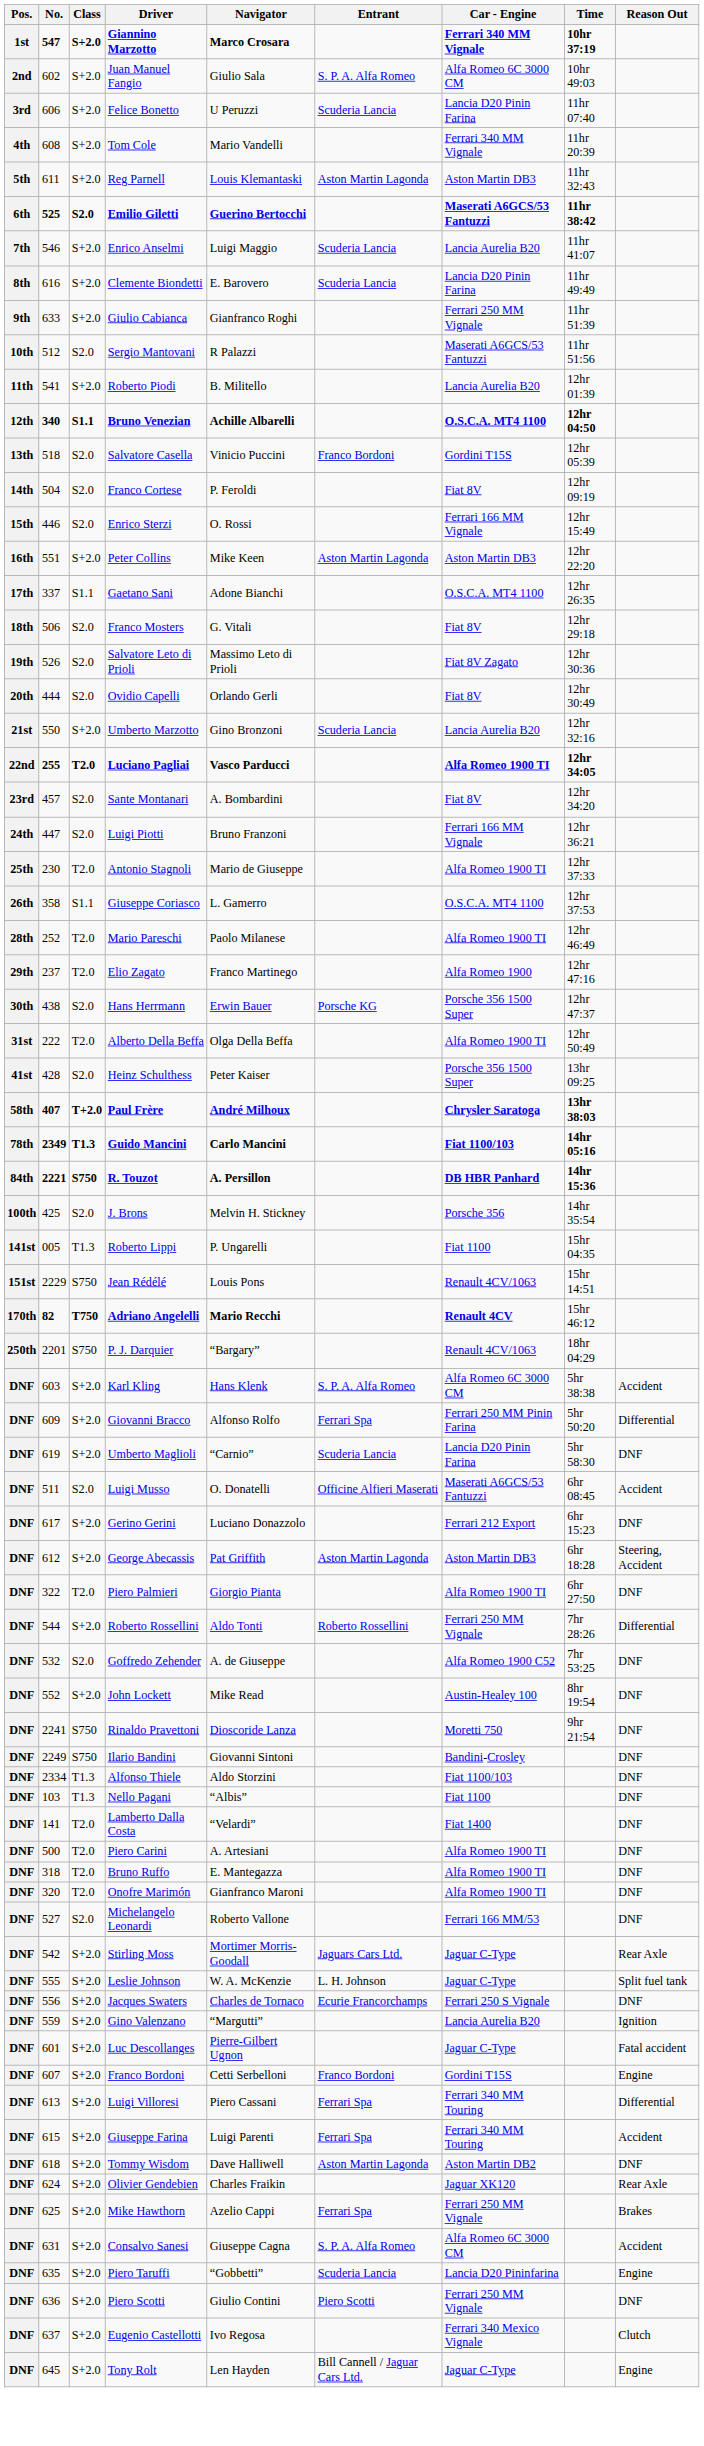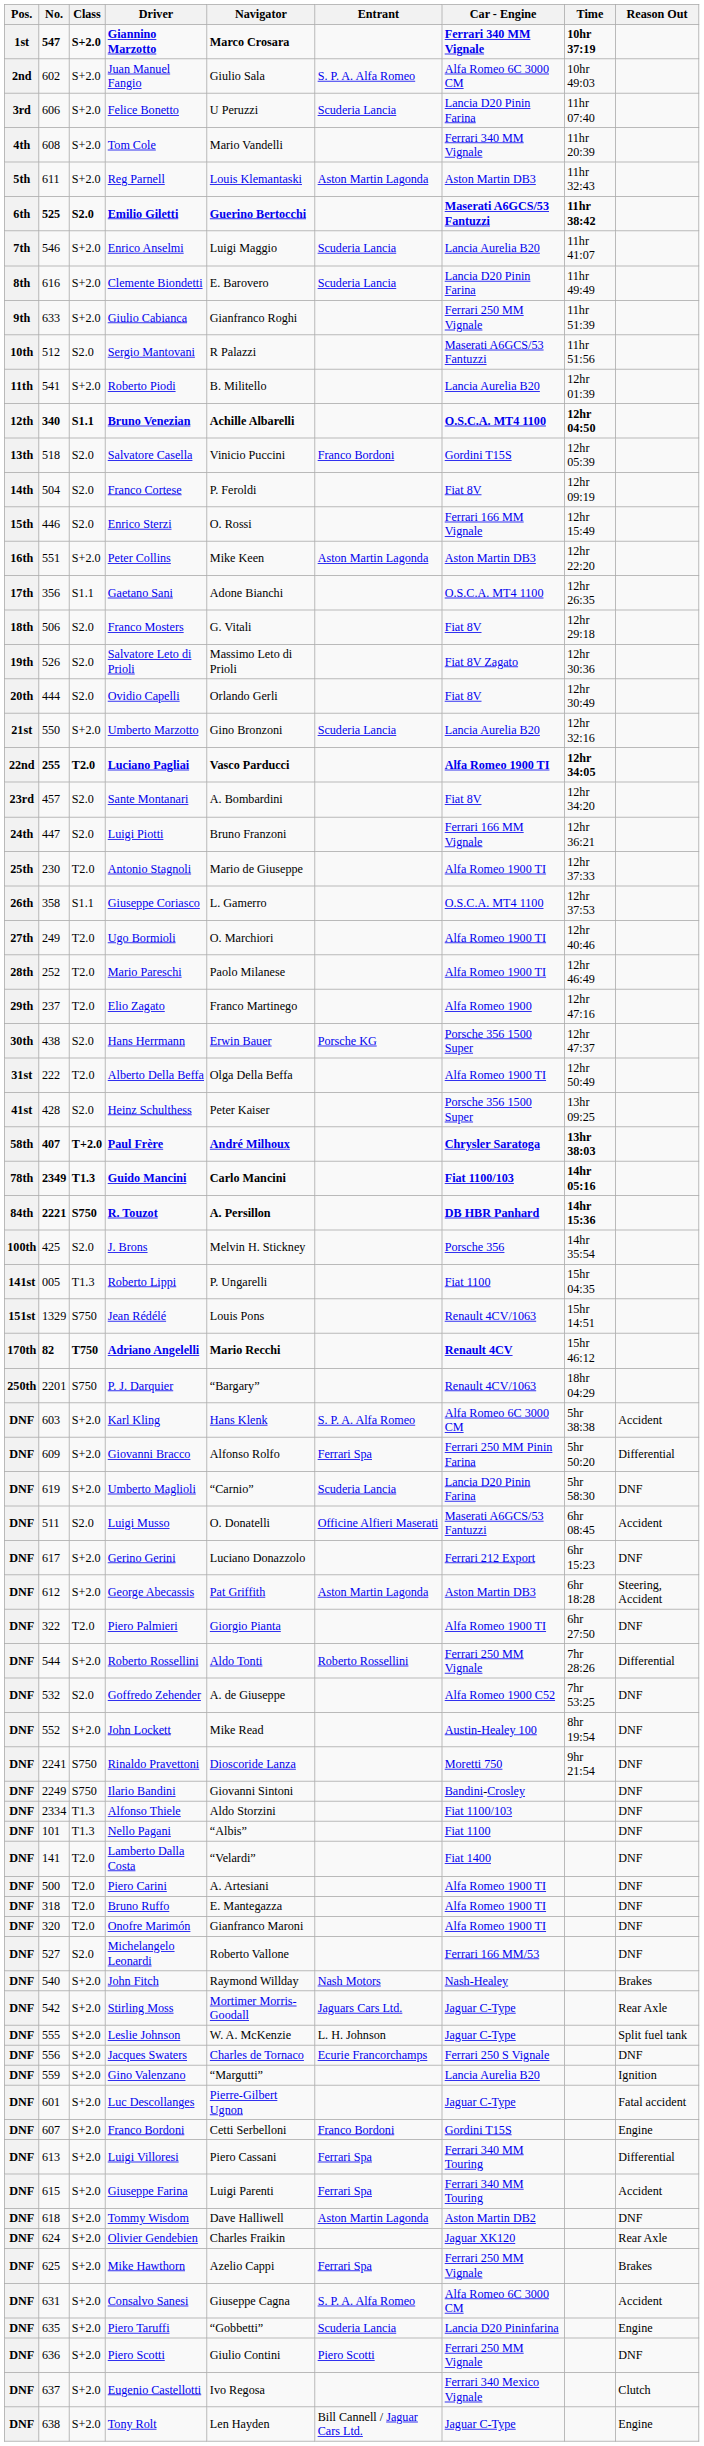(51, 593) 337 -> (51, 593) 356
+ row: (142, 937)
(54, 1282) 2229 -> (54, 1316) 1329
(51, 1797) 103 -> (51, 1831) 101
+ row: (133, 1980)
(51, 2369) 645 -> (51, 2424) 638
